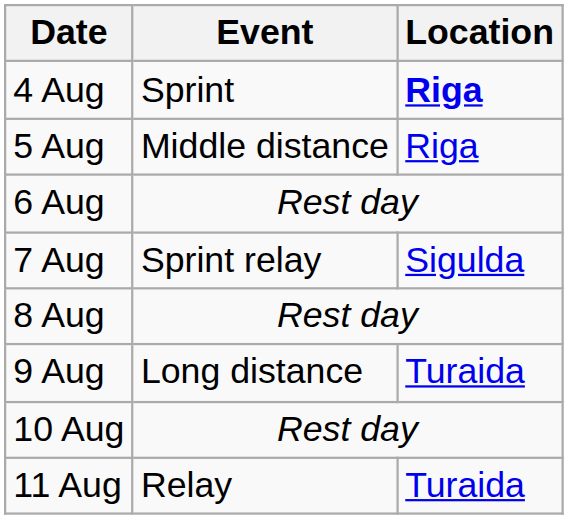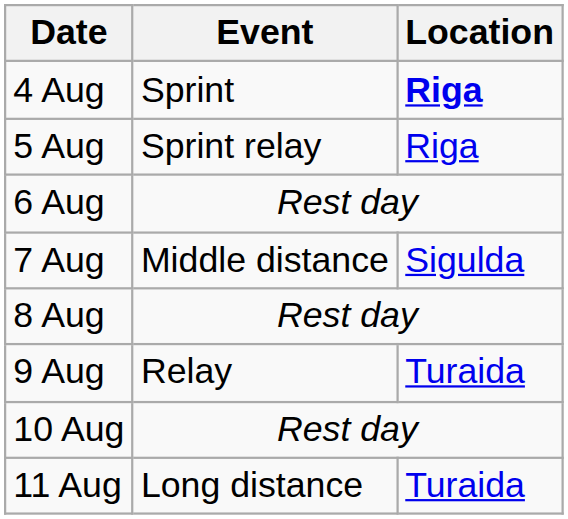(265, 145) Middle distance -> (231, 145) Sprint relay
(231, 259) Sprint relay -> (265, 259) Middle distance
(252, 372) Long distance -> (187, 372) Relay
(187, 485) Relay -> (252, 485) Long distance
